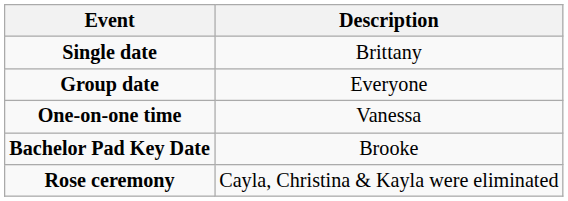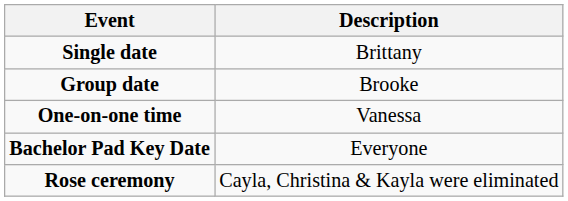(389, 84) Everyone -> (389, 84) Brooke
(389, 148) Brooke -> (389, 148) Everyone
